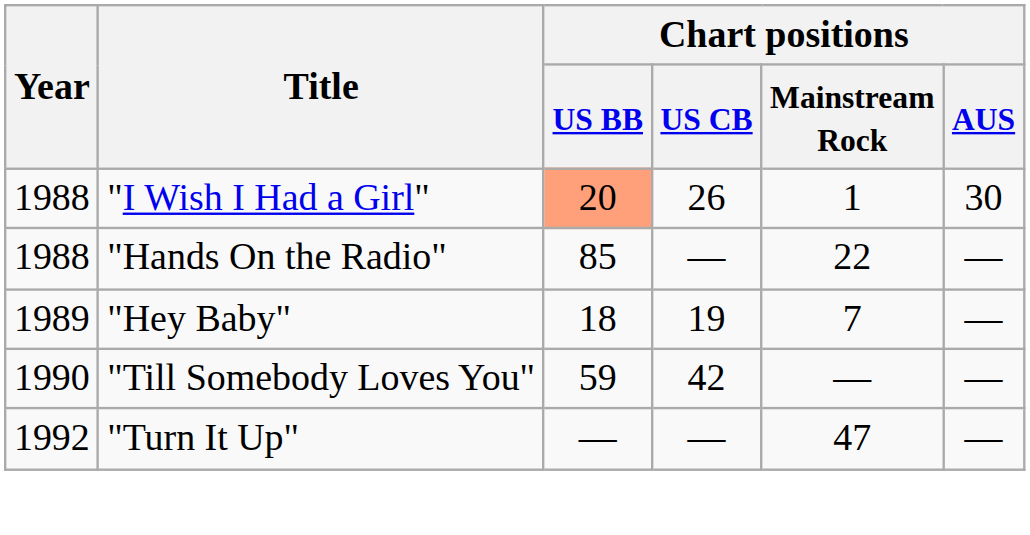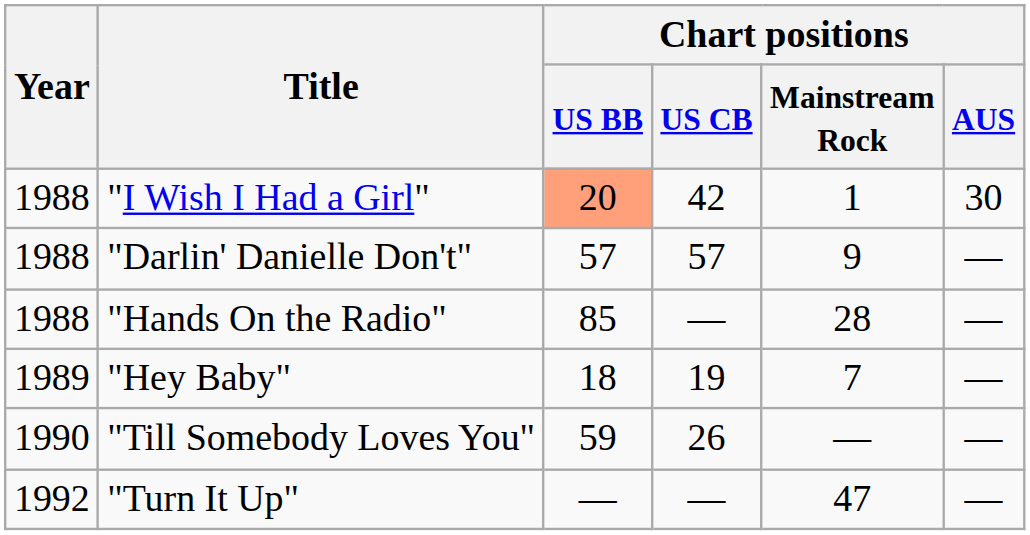(707, 197) 26 -> (707, 197) 42
+ row: (290, 257)
(852, 257) 22 -> (852, 317) 28
(707, 377) 42 -> (707, 438) 26
